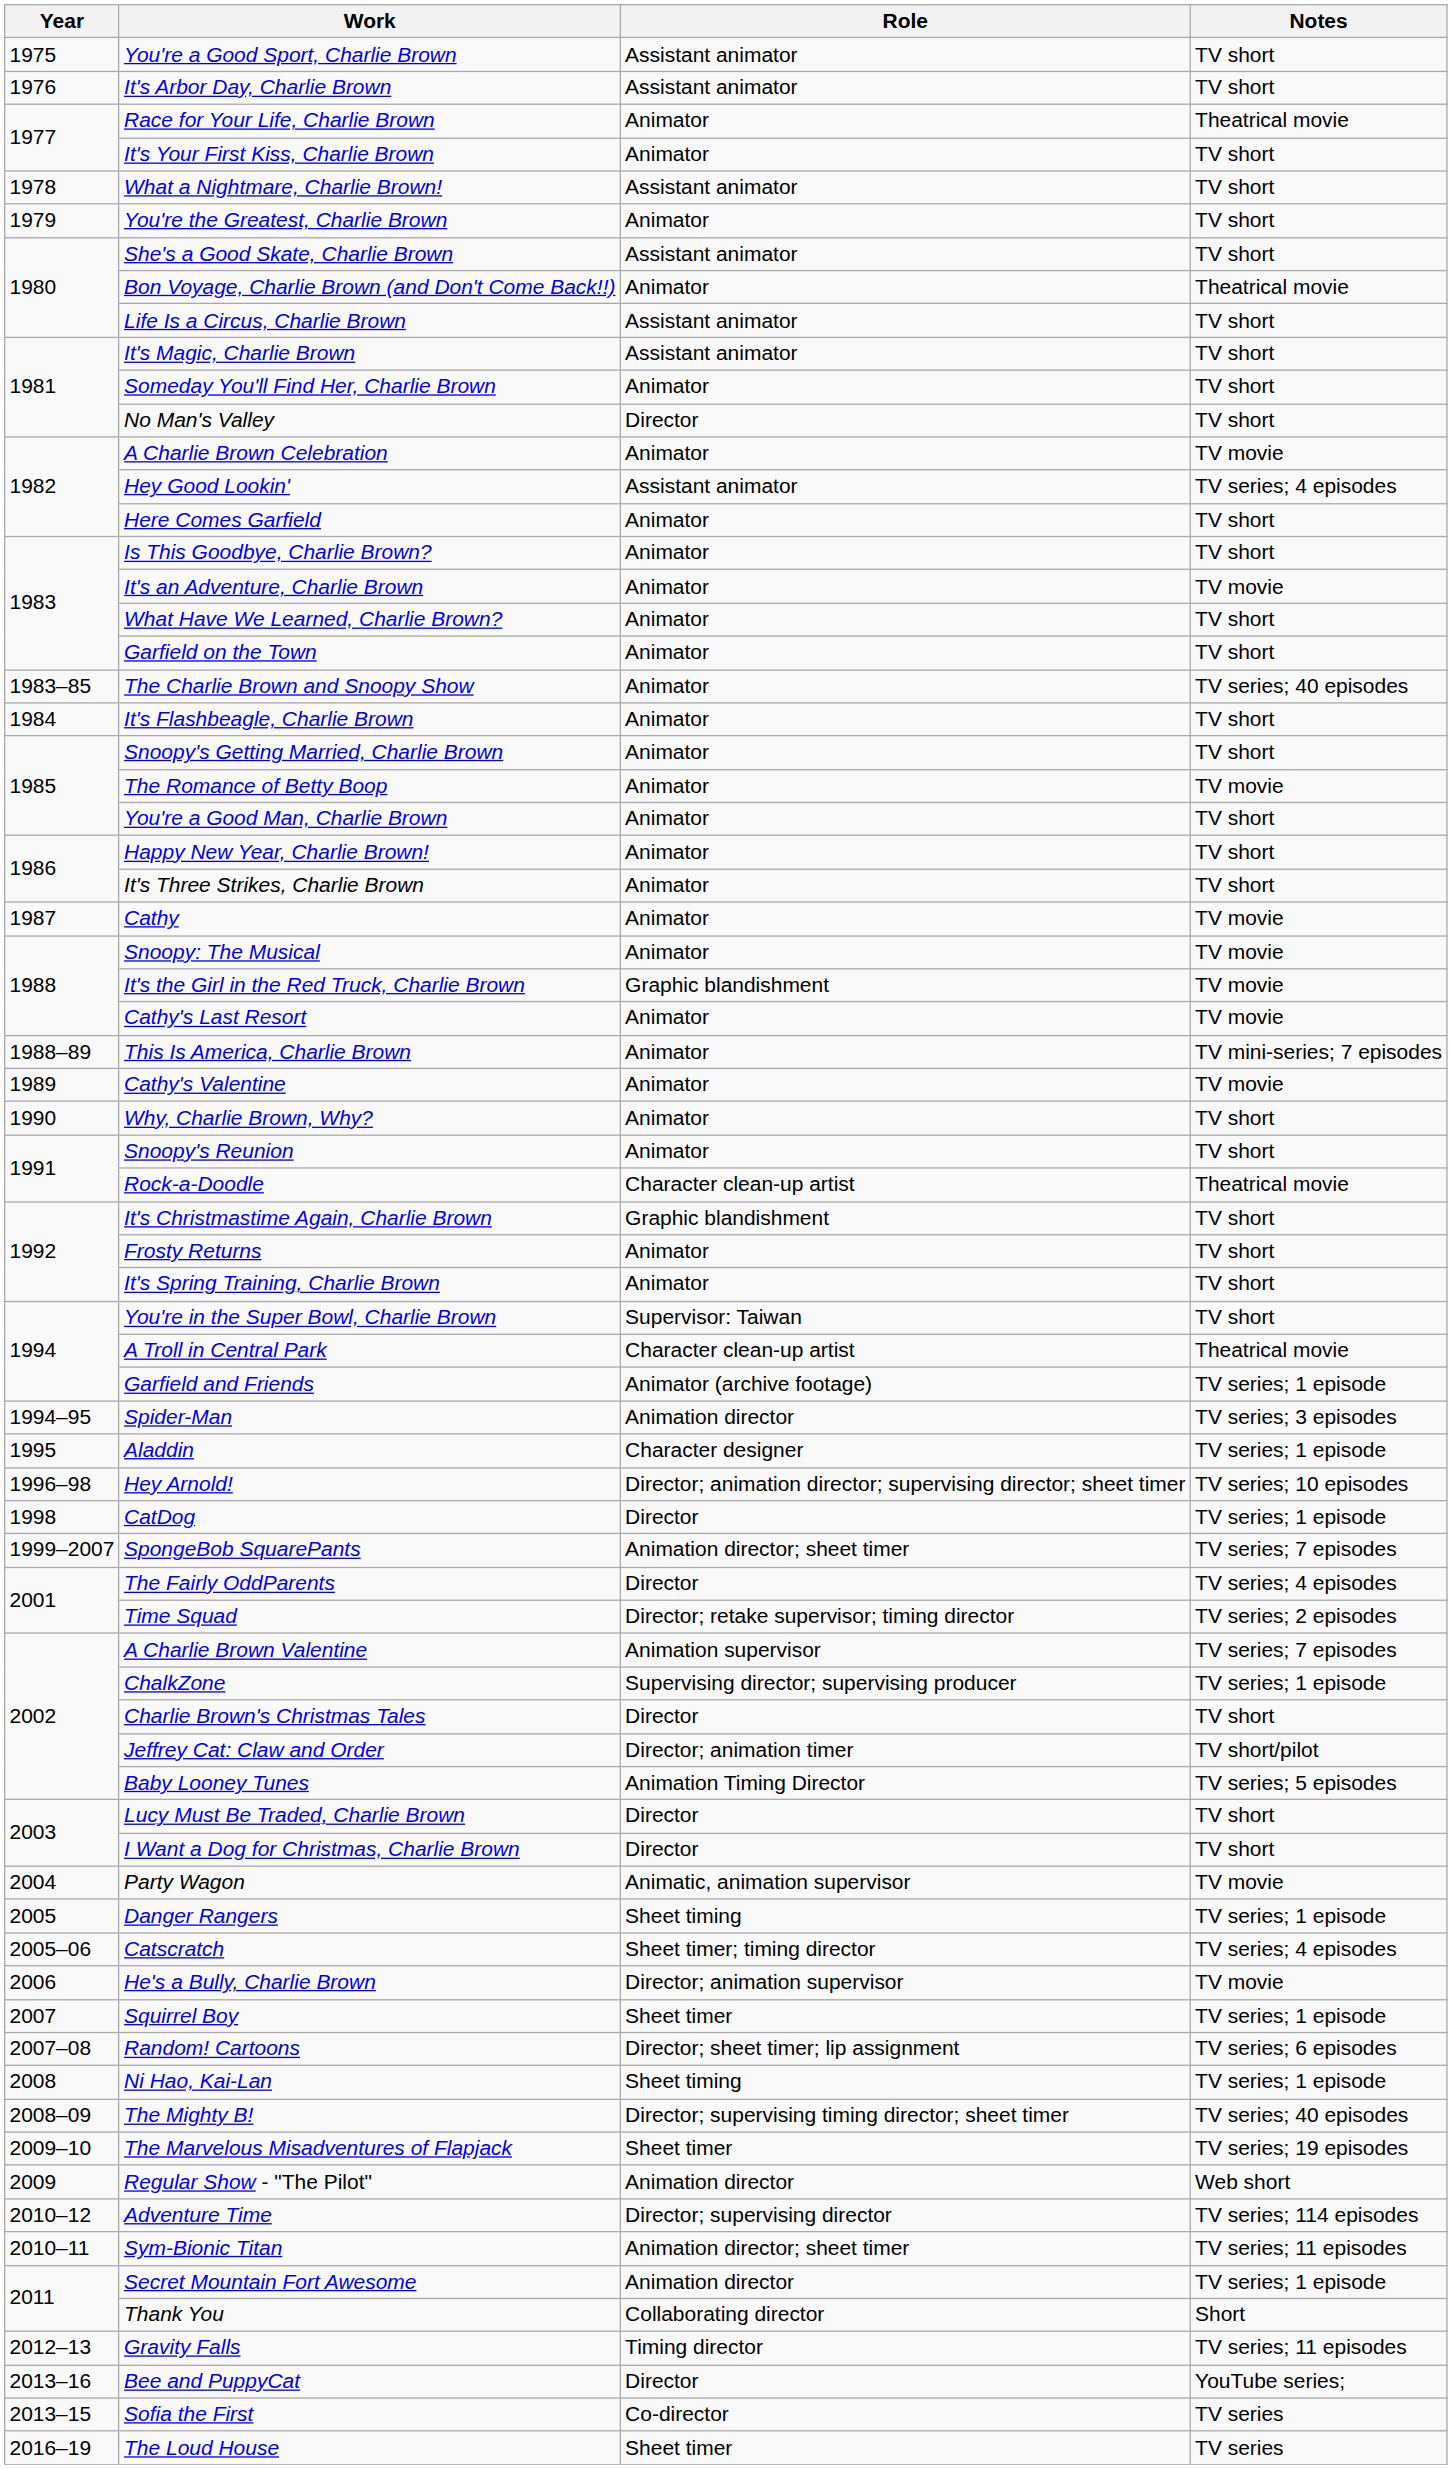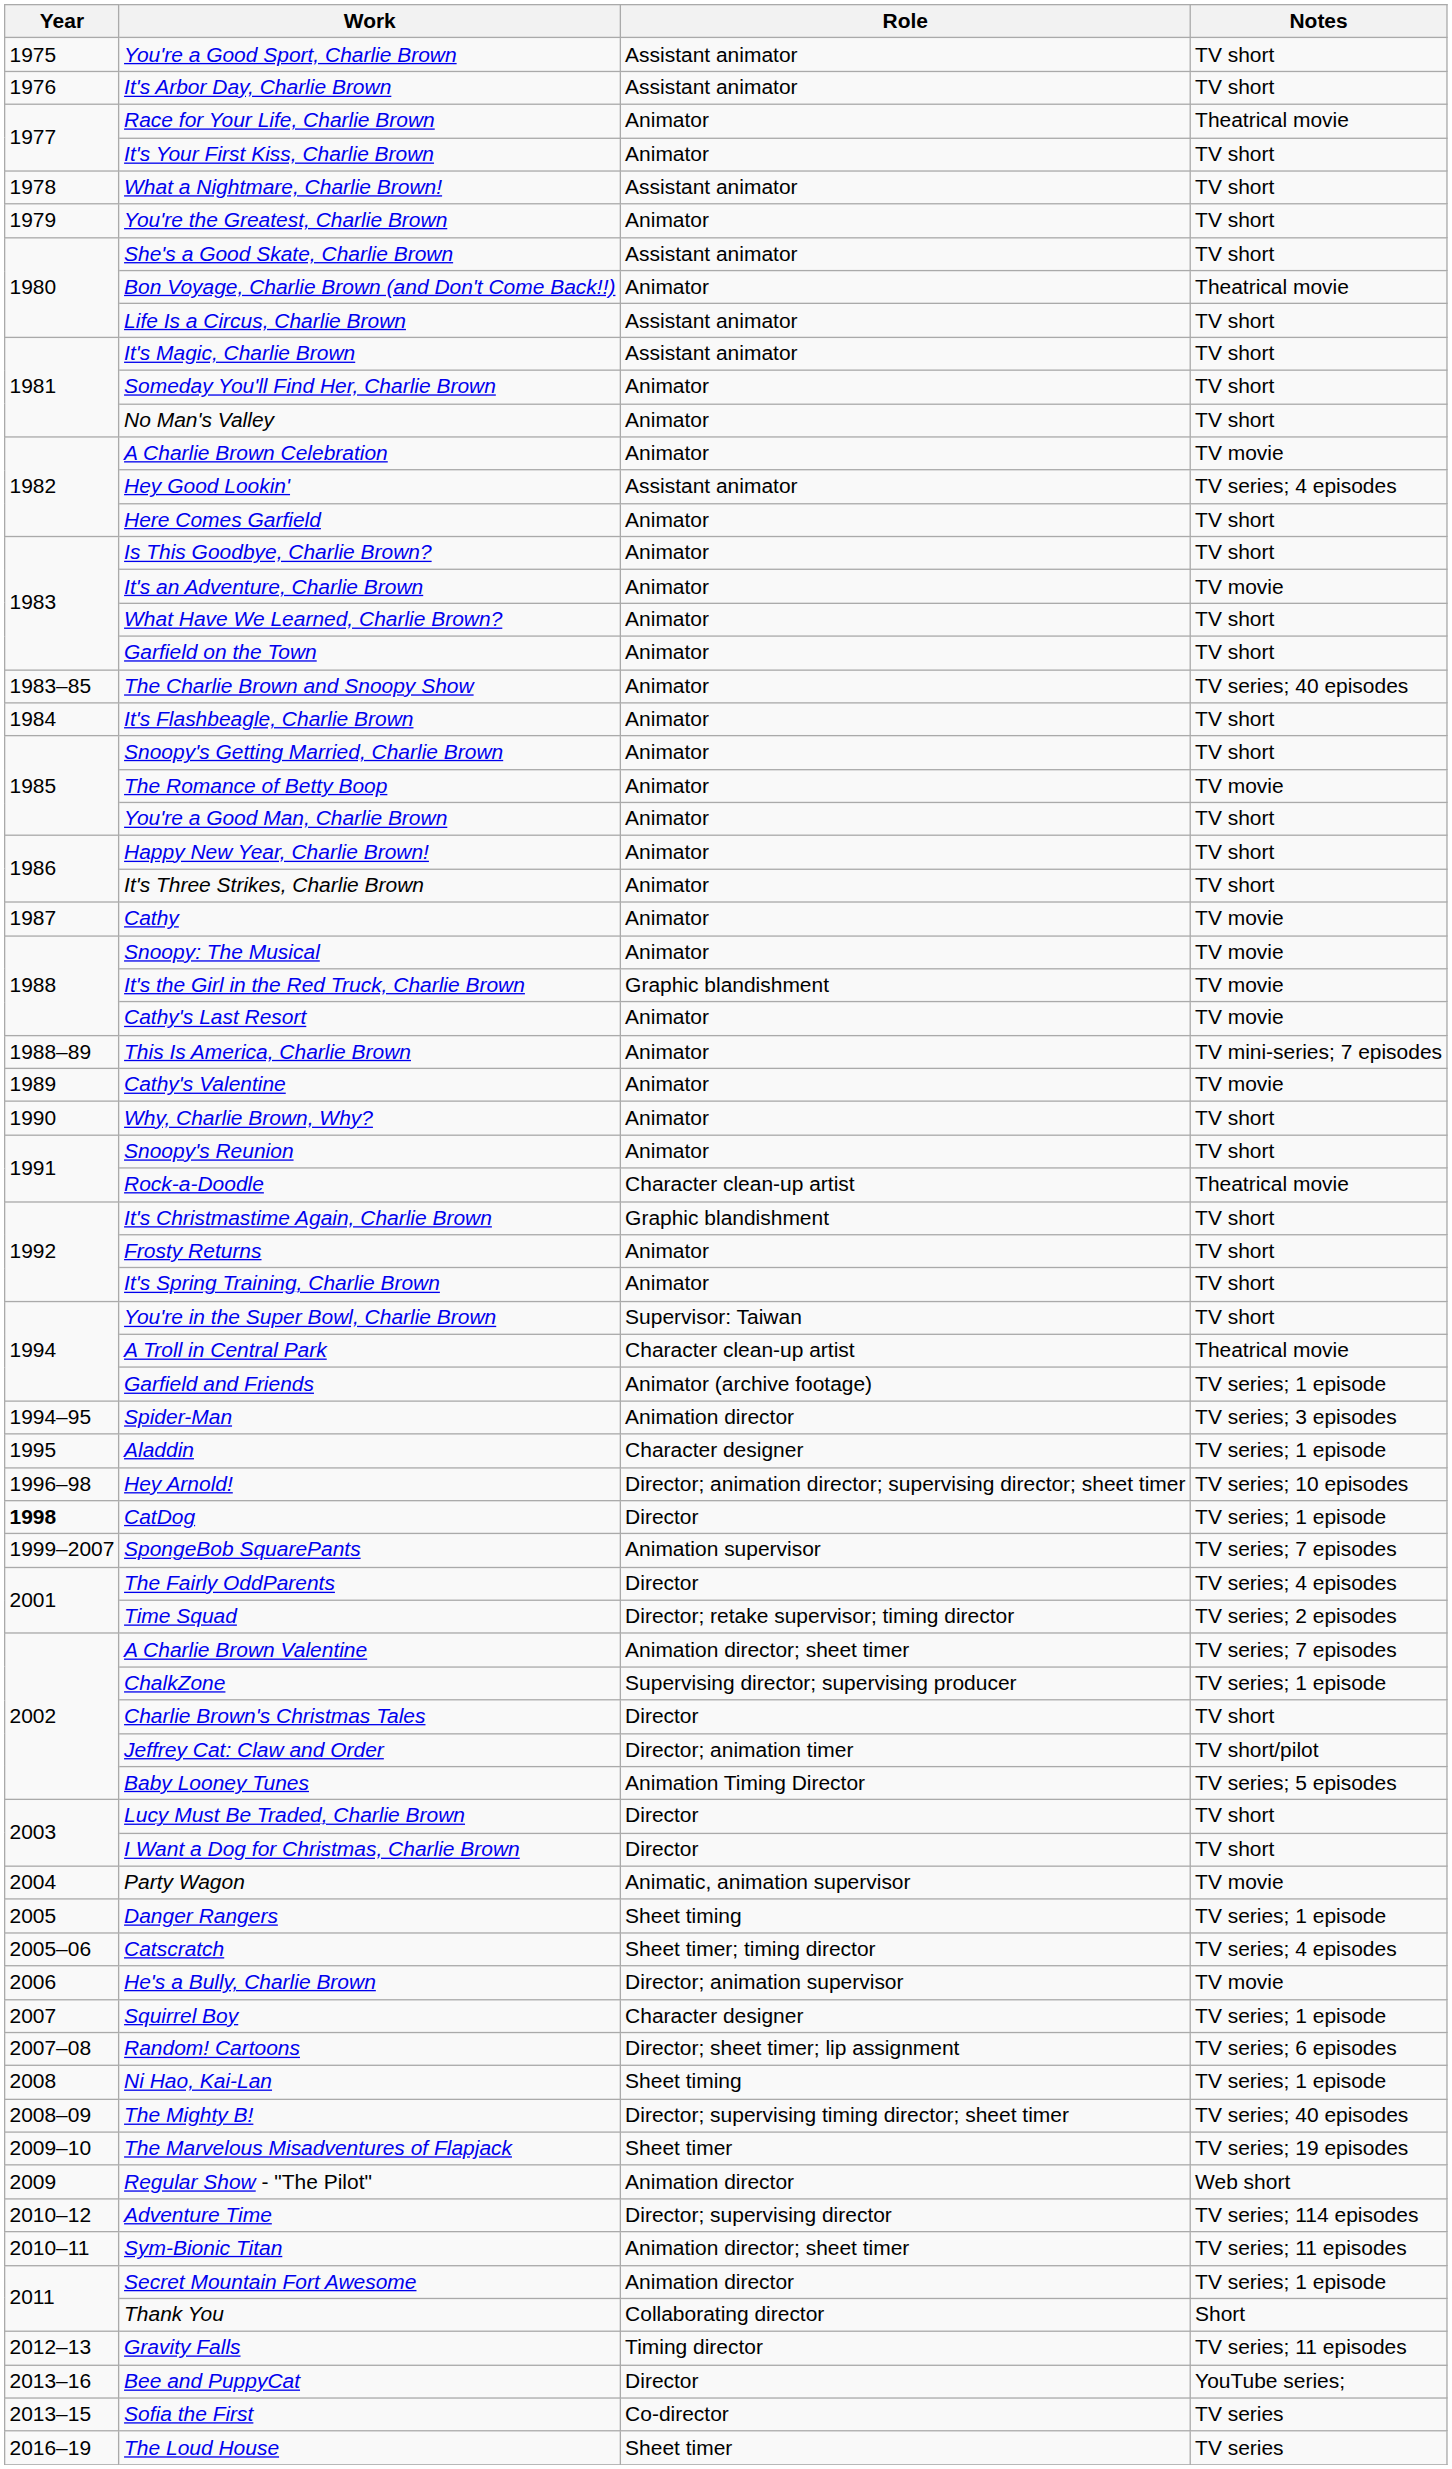(662, 420) Director -> (667, 420) Animator
(33, 1516) normal -> (33, 1516) bold
(767, 1550) Animation director; sheet timer -> (723, 1550) Animation supervisor
(723, 1649) Animation supervisor -> (767, 1649) Animation director; sheet timer
(679, 2015) Sheet timer -> (714, 2015) Character designer
